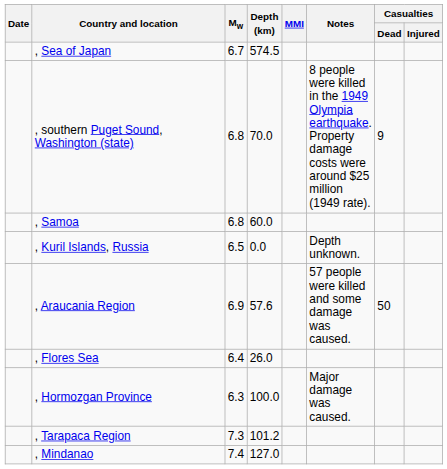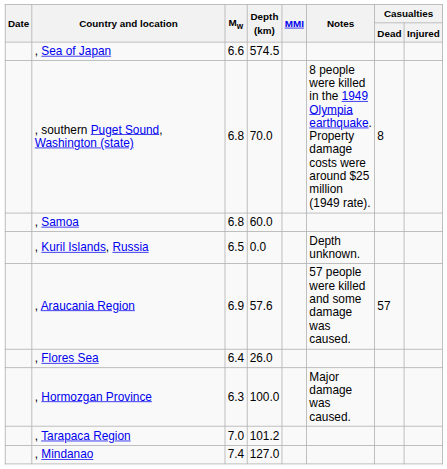(236, 51) 6.7 -> (236, 51) 6.6
(381, 136) 9 -> (381, 136) 8
(384, 306) 50 -> (384, 306) 57
(236, 435) 7.3 -> (236, 435) 7.0
